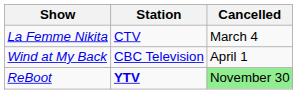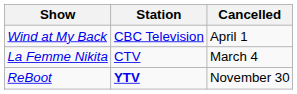rows swapped: (58, 36) <-> (57, 57)
(250, 78) lightgreen background -> (250, 78) no background
